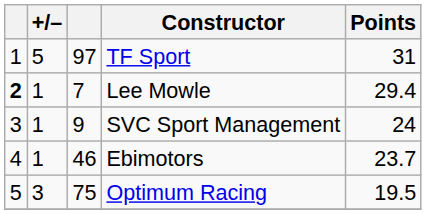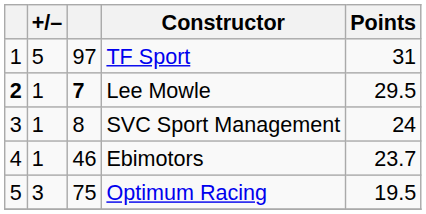(78, 90) normal -> (78, 90) bold
(395, 90) 29.4 -> (395, 90) 29.5
(78, 124) 9 -> (78, 124) 8
